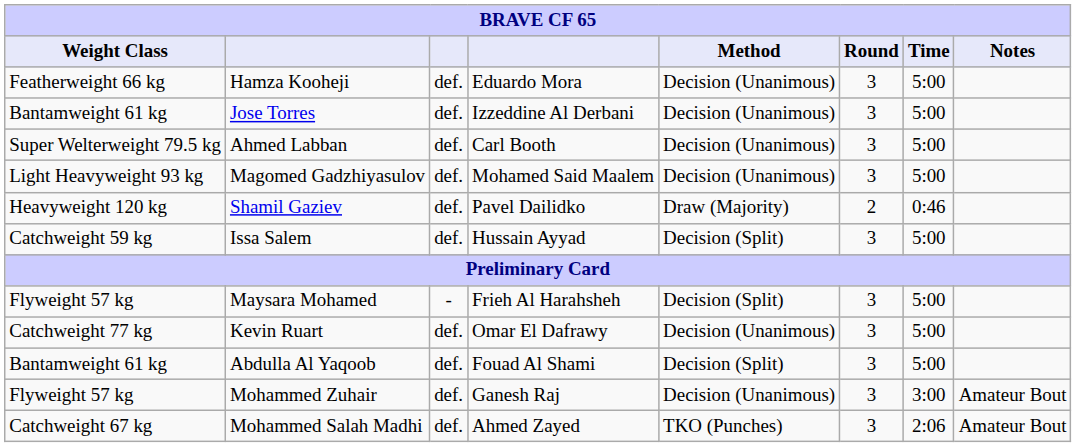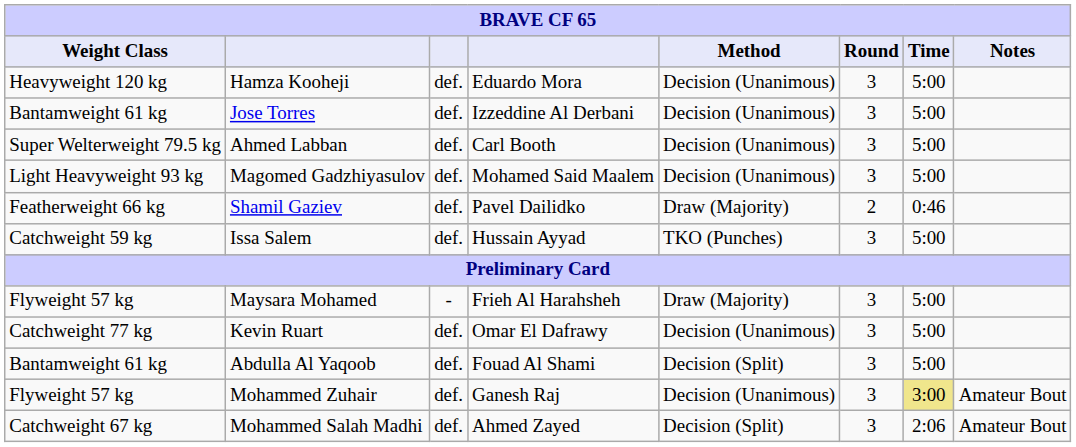(87, 82) Featherweight 66 kg -> (88, 82) Heavyweight 120 kg
(88, 207) Heavyweight 120 kg -> (87, 207) Featherweight 66 kg
(723, 238) Decision (Split) -> (723, 238) TKO (Punches)
(723, 300) Decision (Split) -> (726, 300) Draw (Majority)
(929, 394) no background -> (929, 394) khaki background
(723, 425) TKO (Punches) -> (723, 425) Decision (Split)
